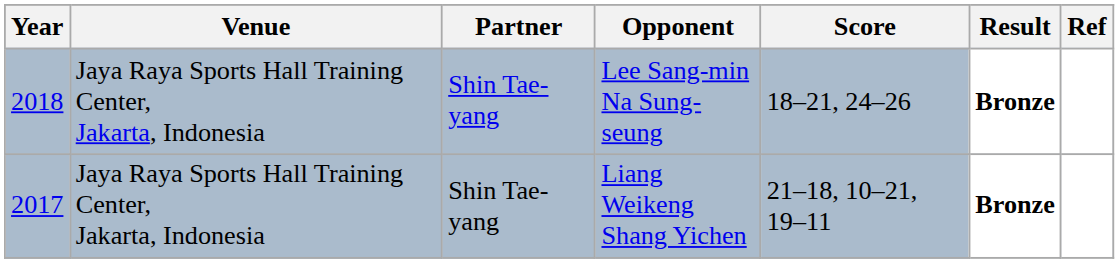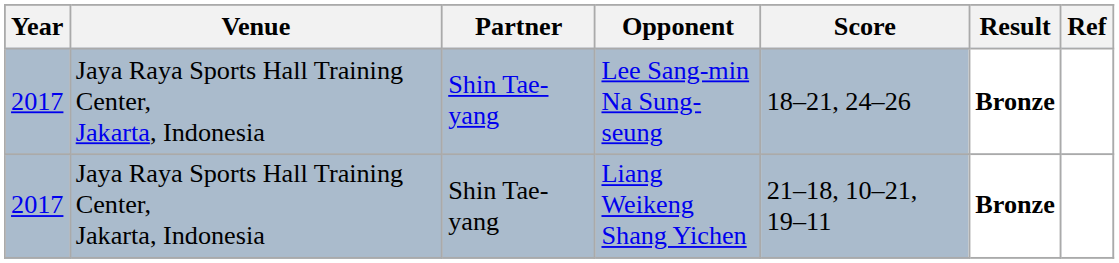(37, 100) 2018 -> (37, 100) 2017
